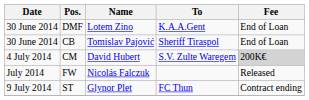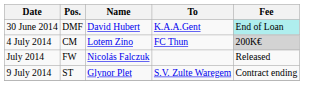(110, 27) Lotem Zino -> (114, 27) David Hubert
(264, 27) no background -> (260, 27) paleturquoise background
- row: (69, 42)
(114, 57) David Hubert -> (110, 42) Lotem Zino
(197, 57) S.V. Zulte Waregem -> (171, 42) FC Thun
(176, 88) FC Thun -> (193, 73) S.V. Zulte Waregem
